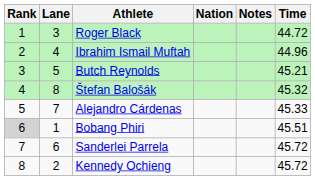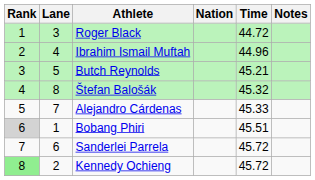columns swapped: (293, 14) <-> (255, 14)
(22, 166) no background -> (22, 166) lightgreen background
